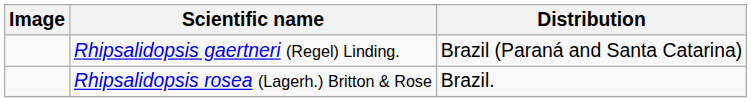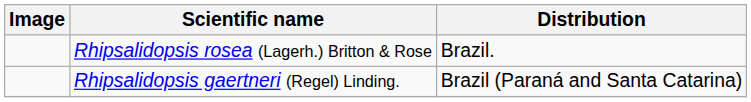rows swapped: (237, 50) <-> (253, 81)
